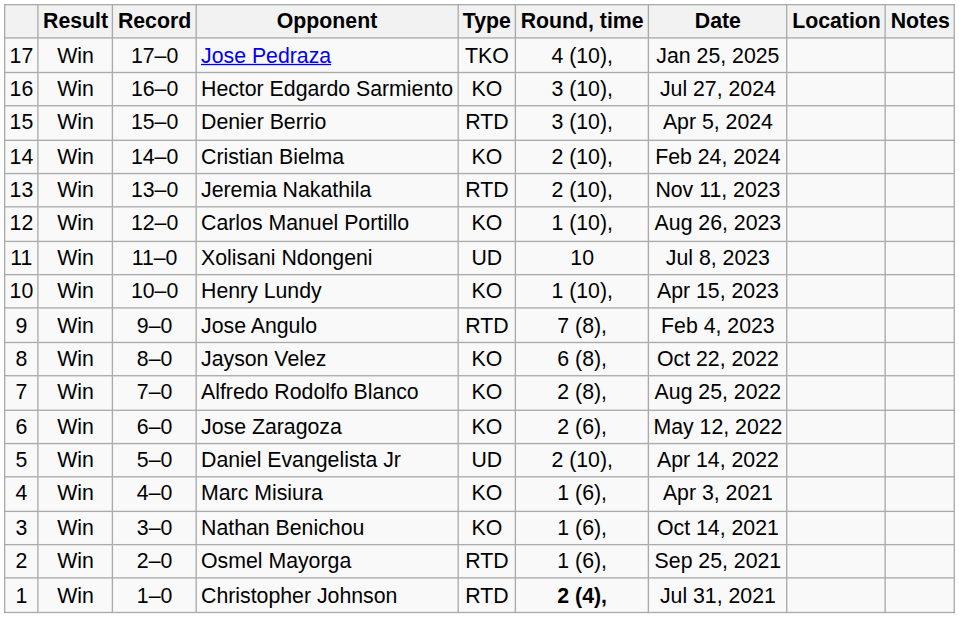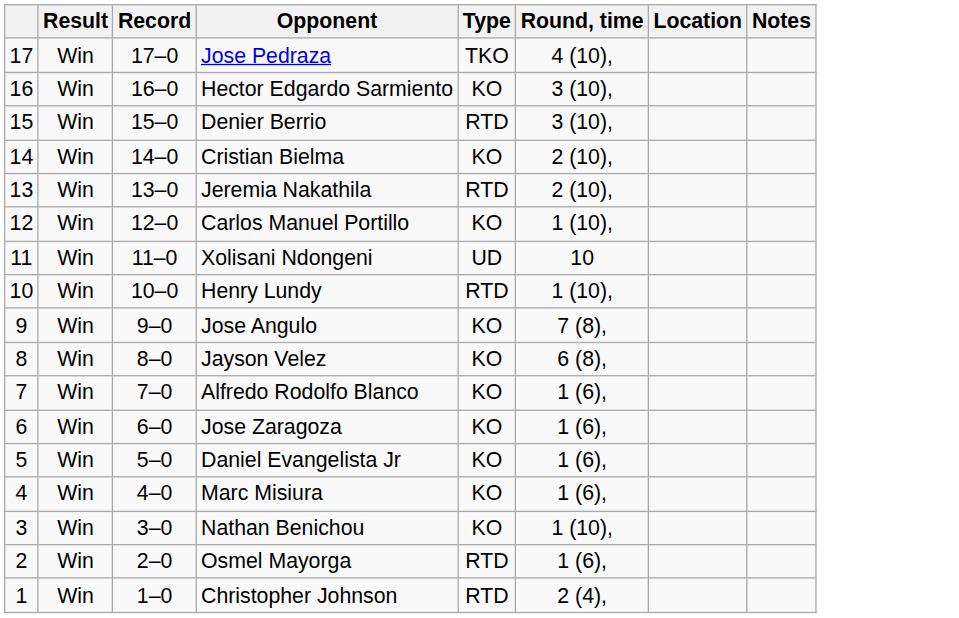- column: (718, 21)
(487, 291) KO -> (487, 291) RTD
(487, 325) RTD -> (487, 325) KO
(582, 392) 2 (8), -> (582, 392) 1 (6),
(582, 426) 2 (6), -> (582, 426) 1 (6),
(487, 460) UD -> (487, 460) KO
(582, 460) 2 (10), -> (582, 460) 1 (6),
(582, 527) 1 (6), -> (582, 527) 1 (10),
(582, 595) bold -> (582, 595) normal
